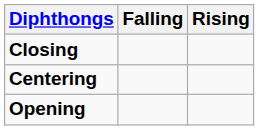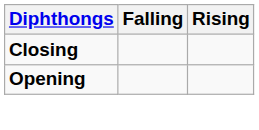- row: (53, 79)
